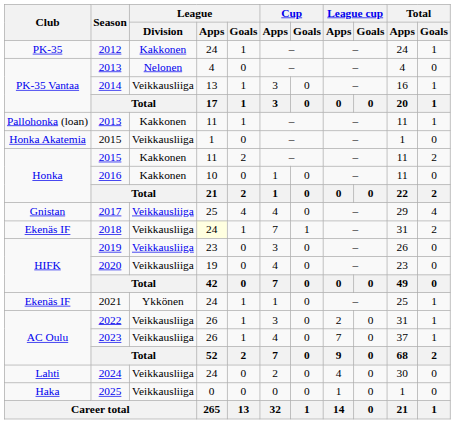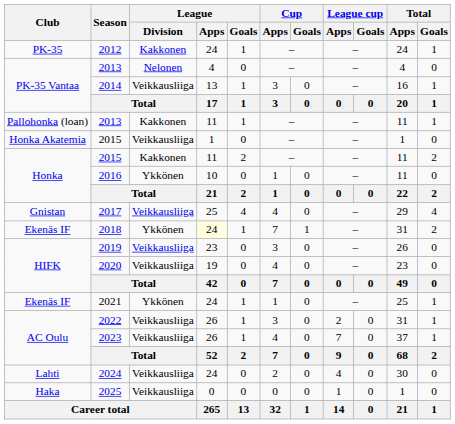(163, 175) Kakkonen -> (163, 175) Ykkönen
(163, 229) Veikkausliiga -> (163, 229) Ykkönen
